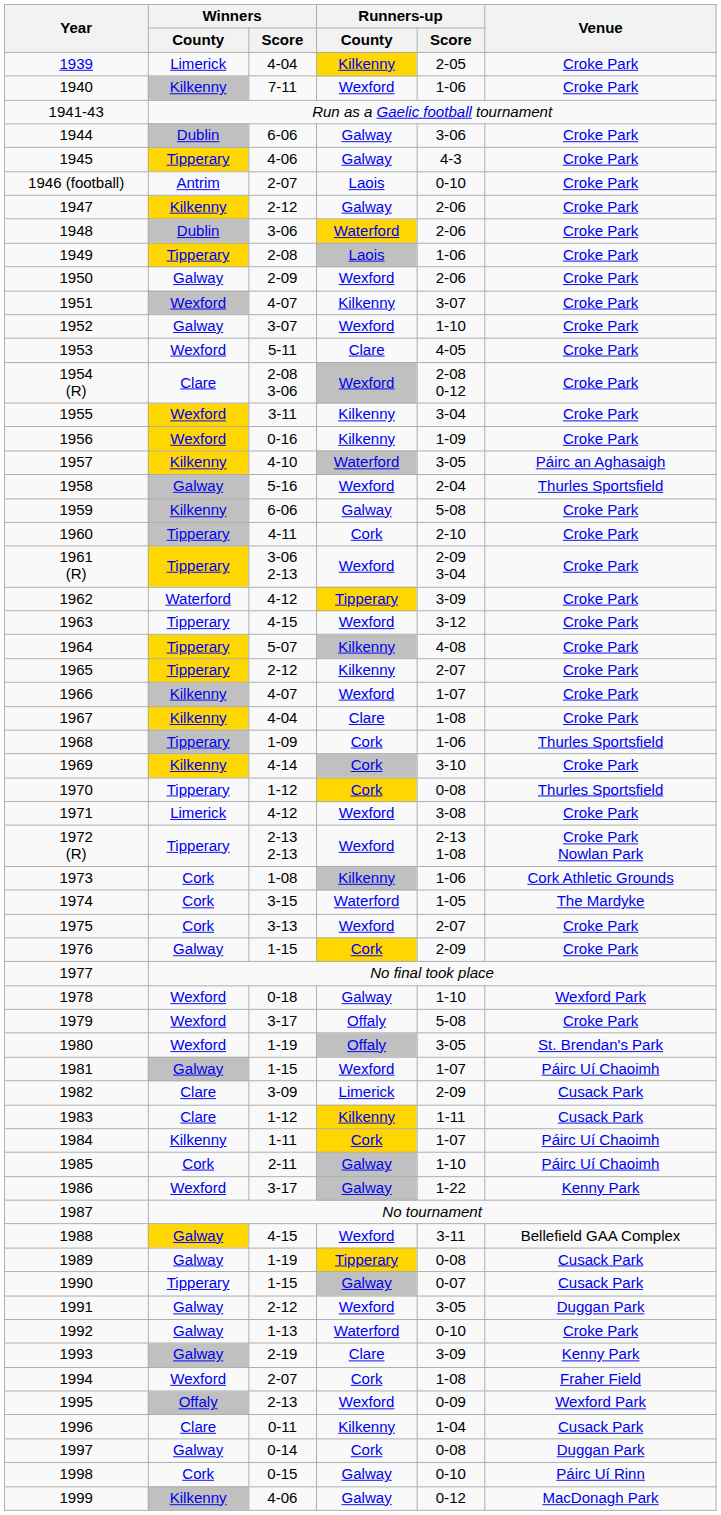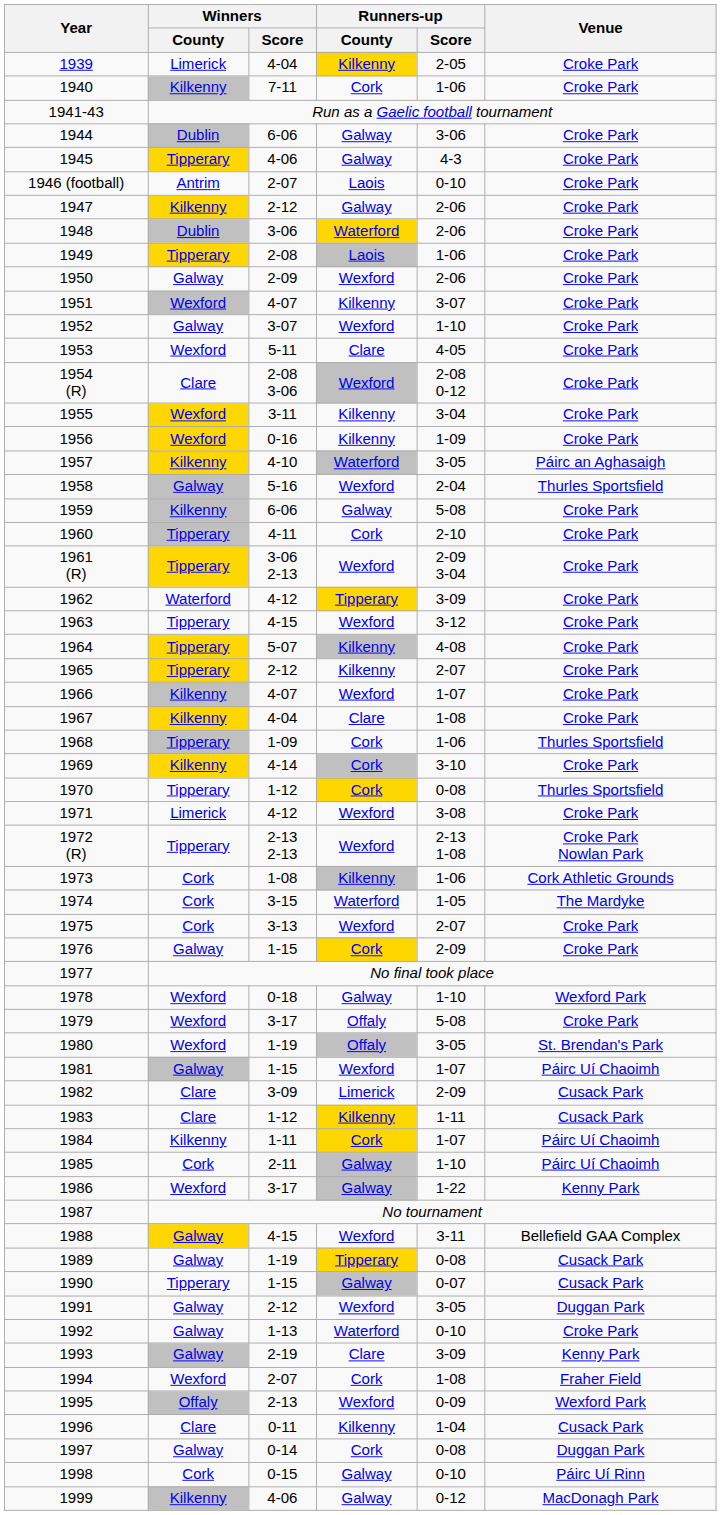(367, 87) Wexford -> (367, 87) Cork
